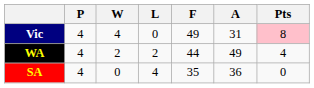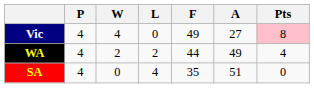(235, 33) 31 -> (235, 33) 27
(235, 72) 36 -> (235, 72) 51
